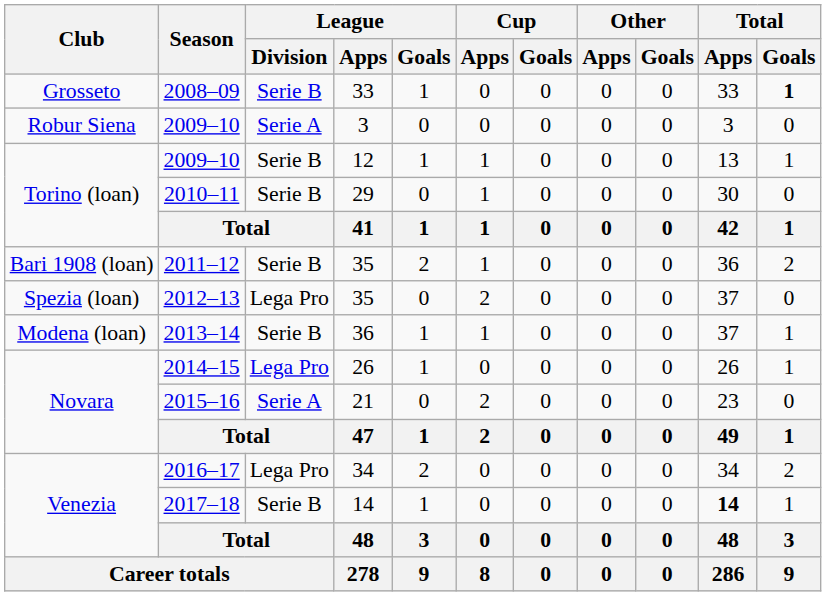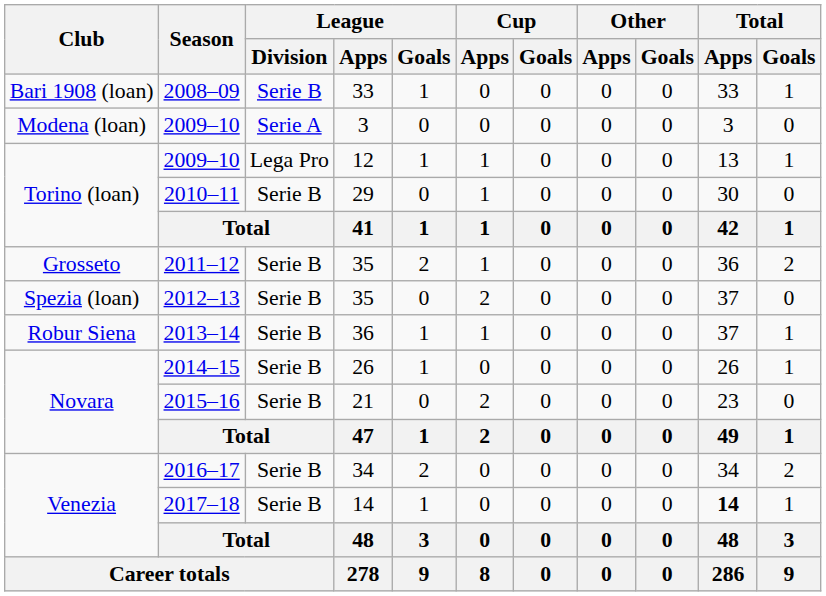(82, 90) Grosseto -> (82, 90) Bari 1908 (loan)
(789, 90) bold -> (789, 90) normal
(82, 125) Robur Siena -> (82, 125) Modena (loan)
(289, 159) Serie B -> (289, 159) Lega Pro
(82, 263) Bari 1908 (loan) -> (82, 263) Grosseto
(289, 297) Lega Pro -> (289, 297) Serie B
(82, 332) Modena (loan) -> (82, 332) Robur Siena
(289, 366) Lega Pro -> (289, 366) Serie B
(289, 401) Serie A -> (289, 401) Serie B
(289, 470) Lega Pro -> (289, 470) Serie B
